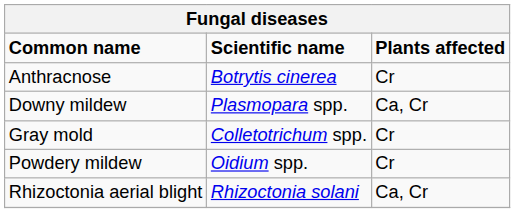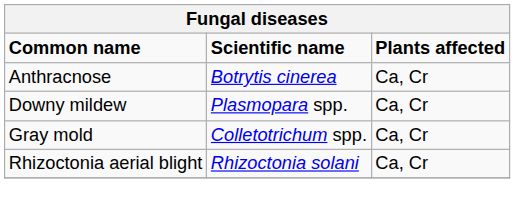(385, 76) Cr -> (402, 76) Ca, Cr
(385, 134) Cr -> (402, 134) Ca, Cr
- row: (75, 163)
